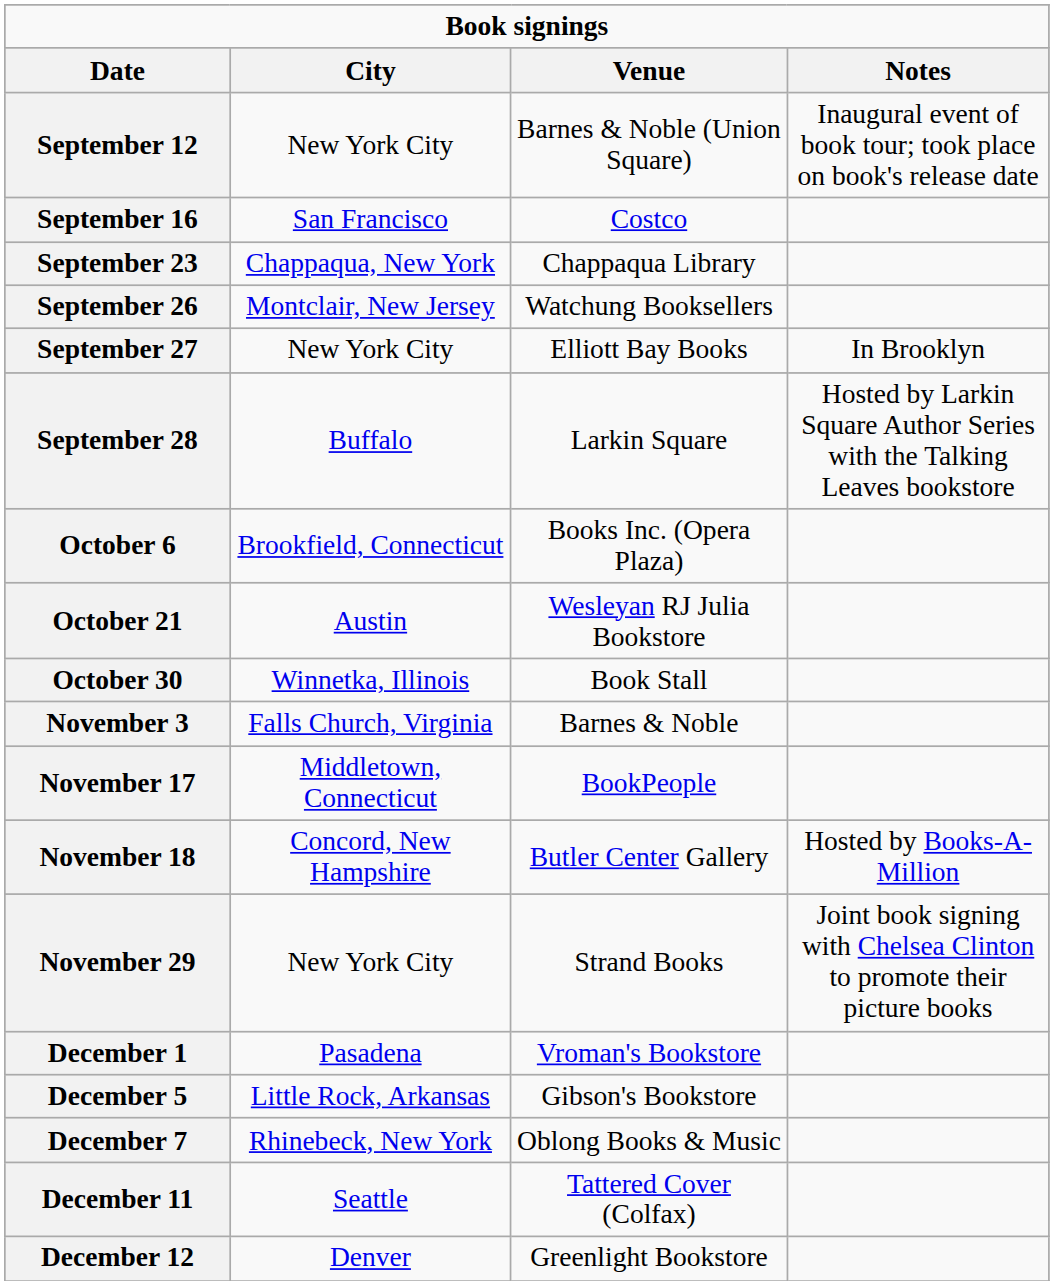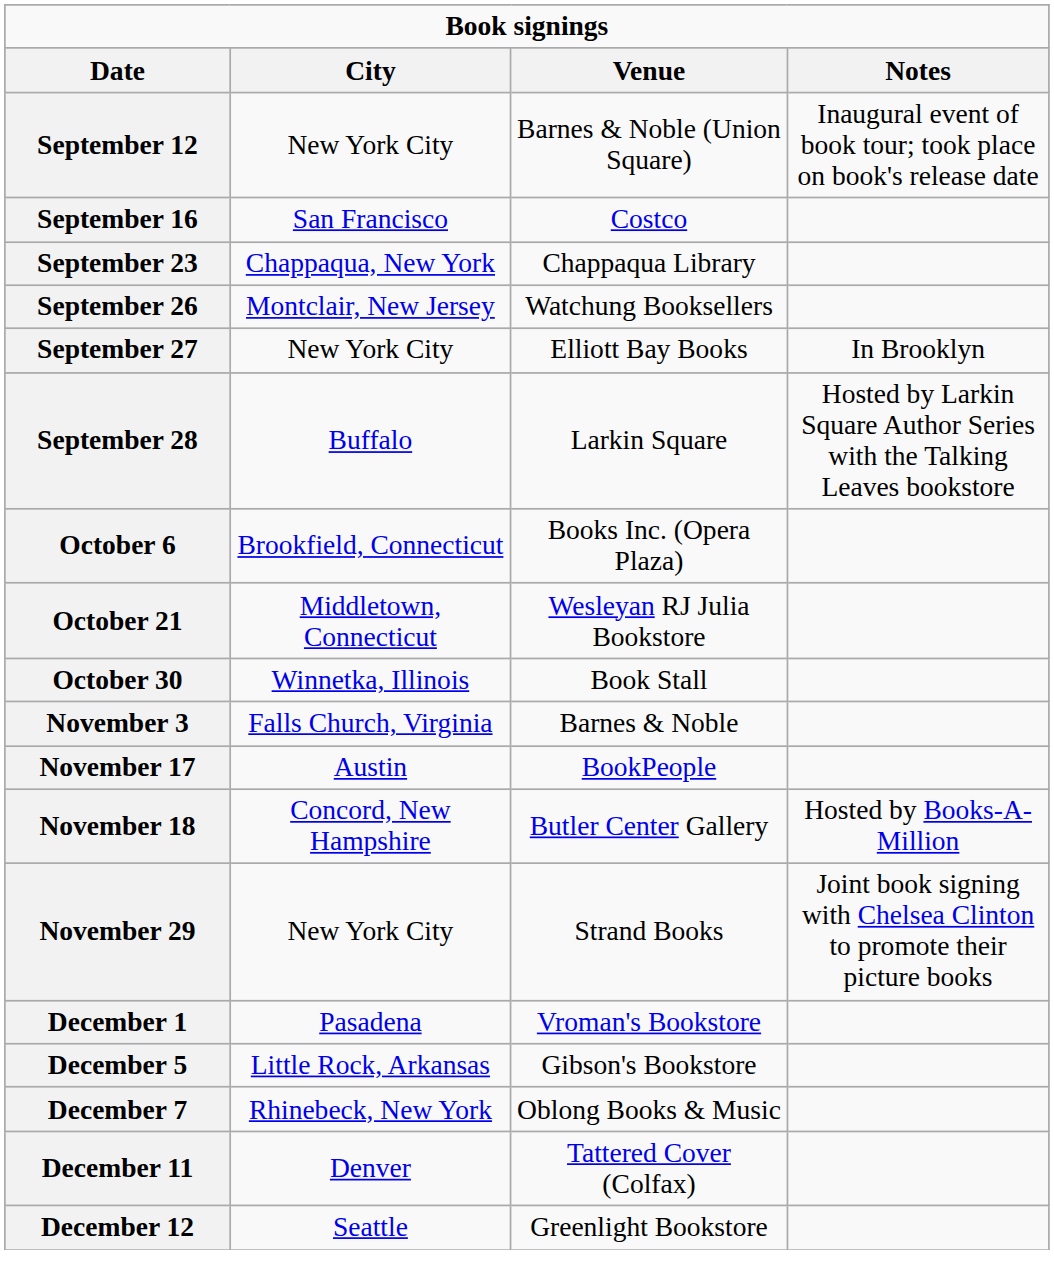(370, 620) Austin -> (370, 620) Middletown, Connecticut
(370, 782) Middletown, Connecticut -> (370, 766) Austin
(370, 1198) Seattle -> (370, 1167) Denver
(370, 1258) Denver -> (370, 1227) Seattle
